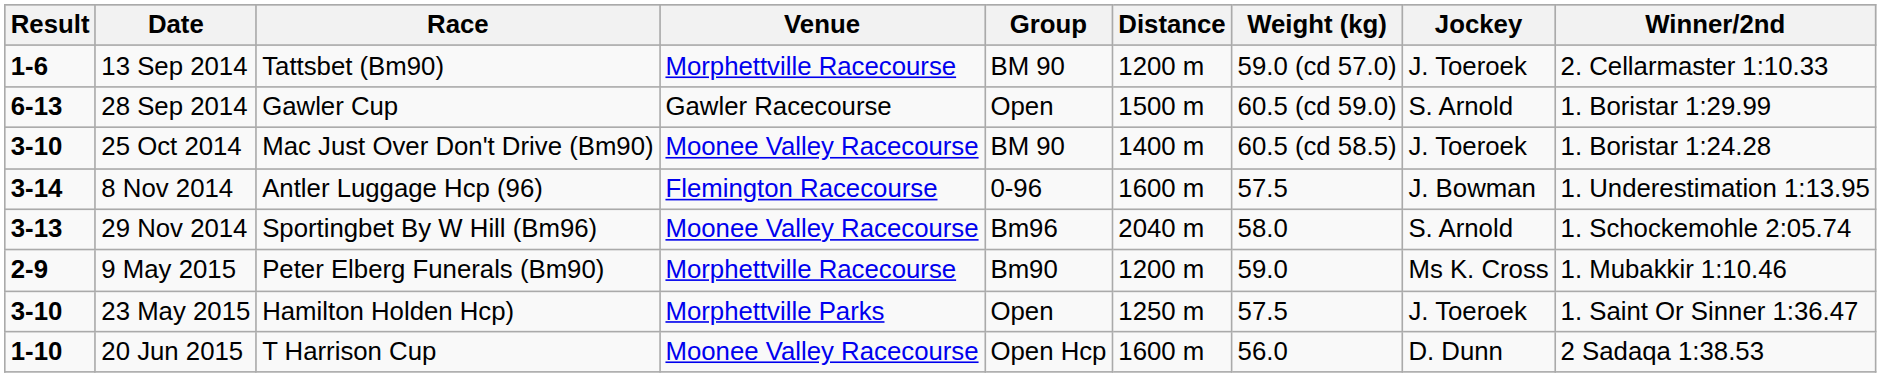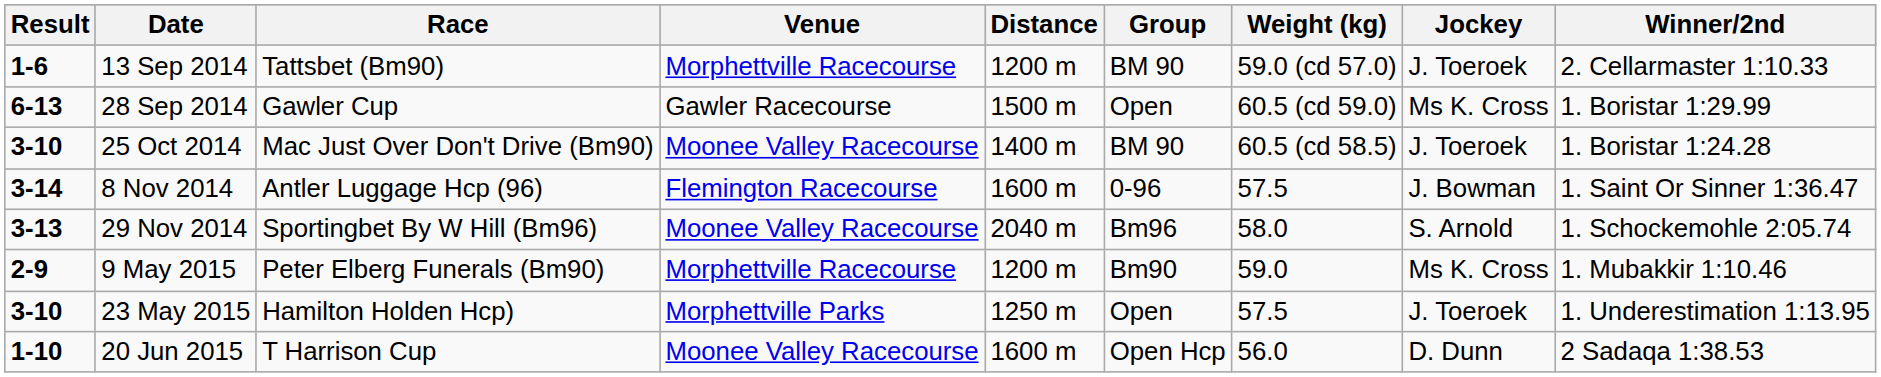columns swapped: (1048, 24) <-> (1172, 24)
(1461, 106) S. Arnold -> (1479, 106) Ms K. Cross
(1715, 188) 1. Underestimation 1:13.95 -> (1709, 188) 1. Saint Or Sinner 1:36.47
(1709, 310) 1. Saint Or Sinner 1:36.47 -> (1715, 310) 1. Underestimation 1:13.95
